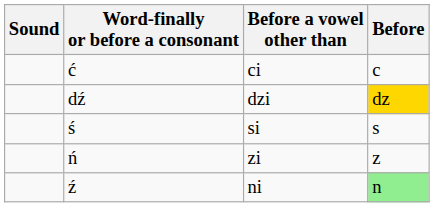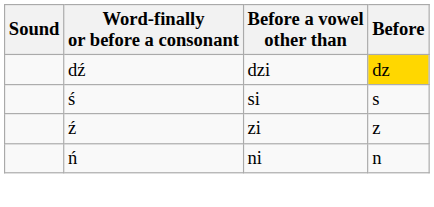- row: (254, 69)
(73, 157) ń -> (72, 128) ź
(72, 187) ź -> (73, 157) ń
(377, 187) lightgreen background -> (377, 157) no background
